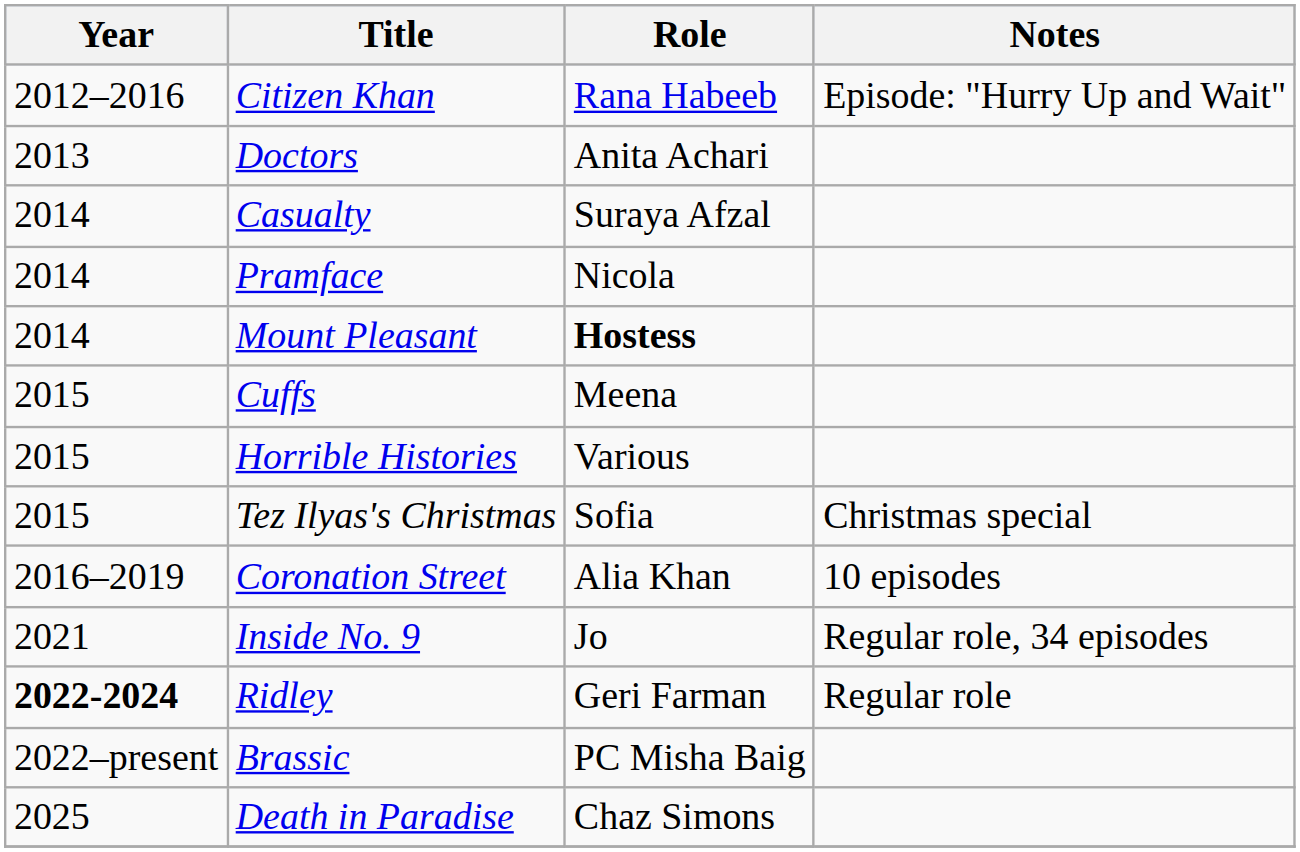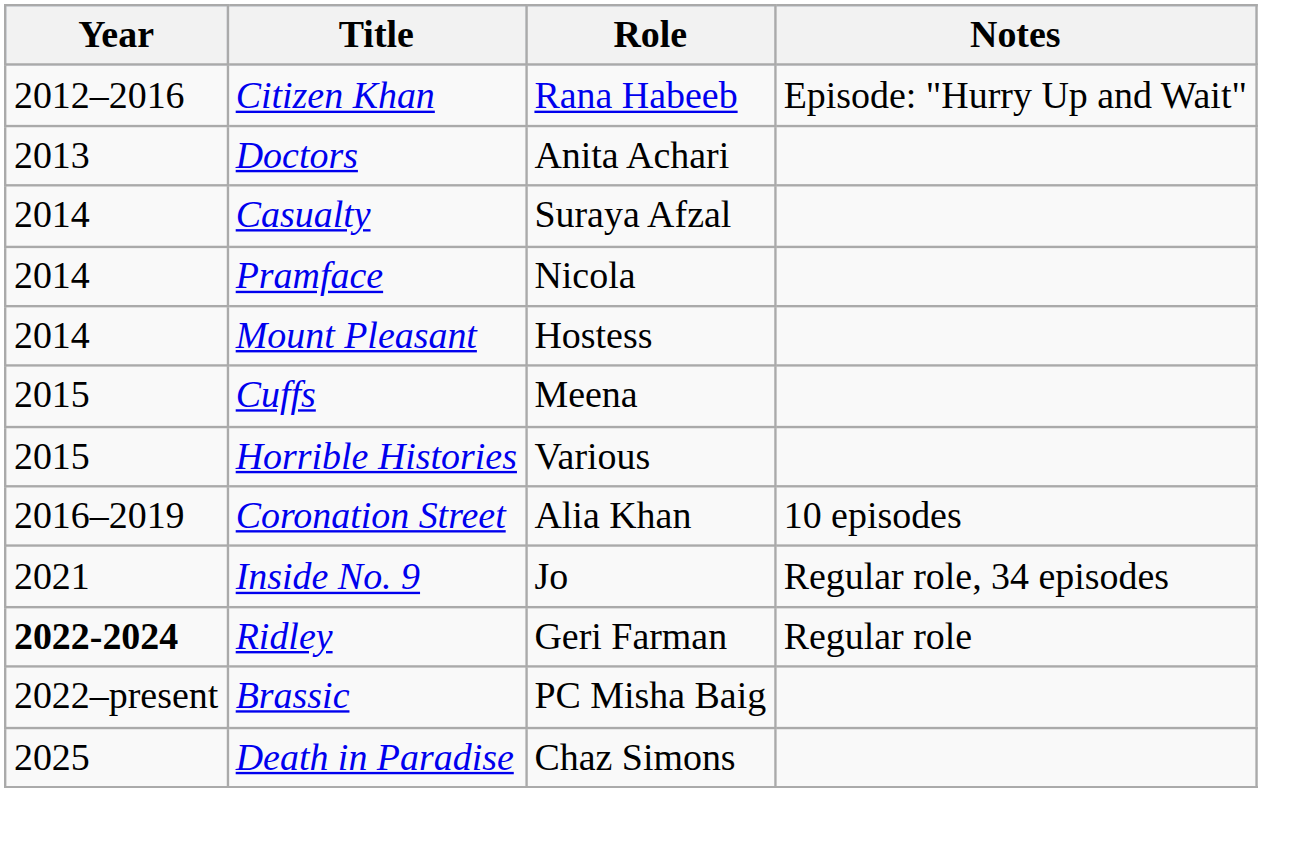(635, 335) bold -> (593, 335) normal
- row: (396, 515)
